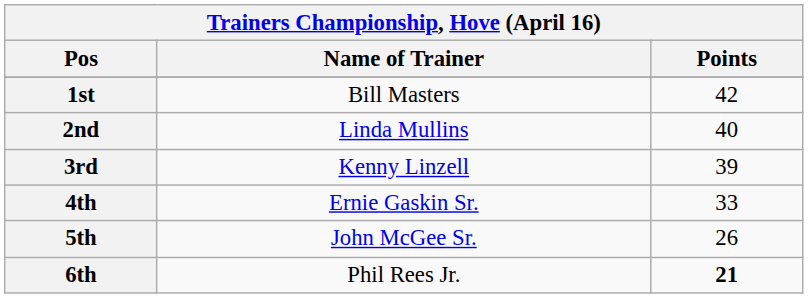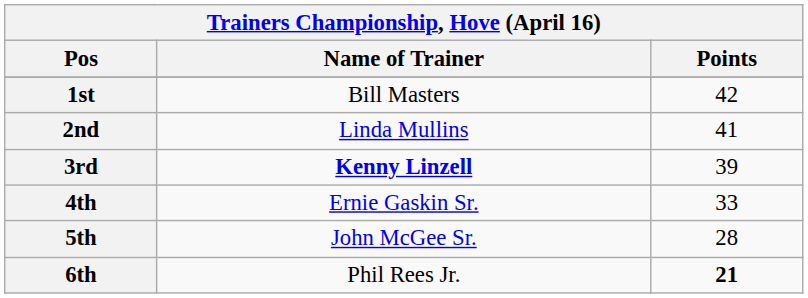(727, 130) 40 -> (727, 130) 41
(404, 166) normal -> (404, 166) bold
(727, 238) 26 -> (727, 238) 28
